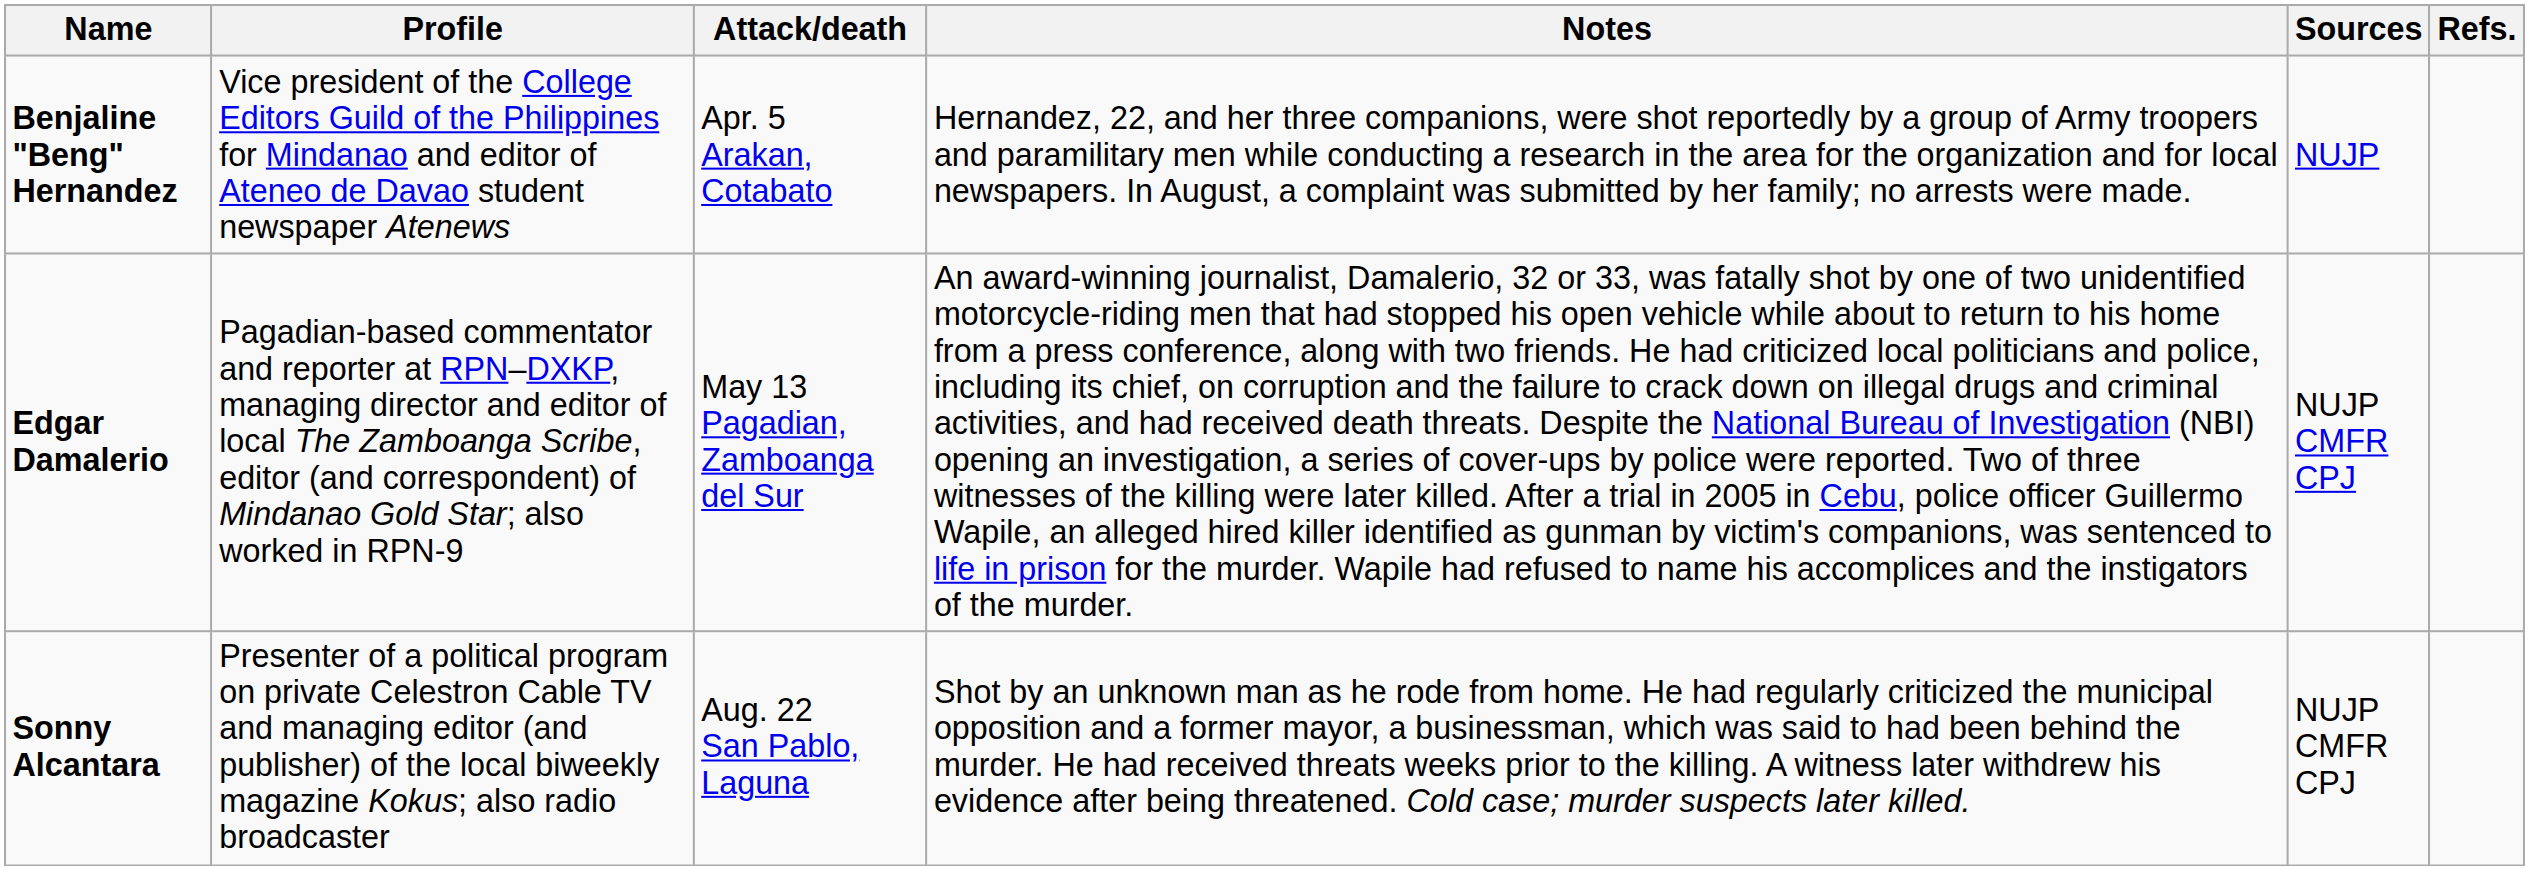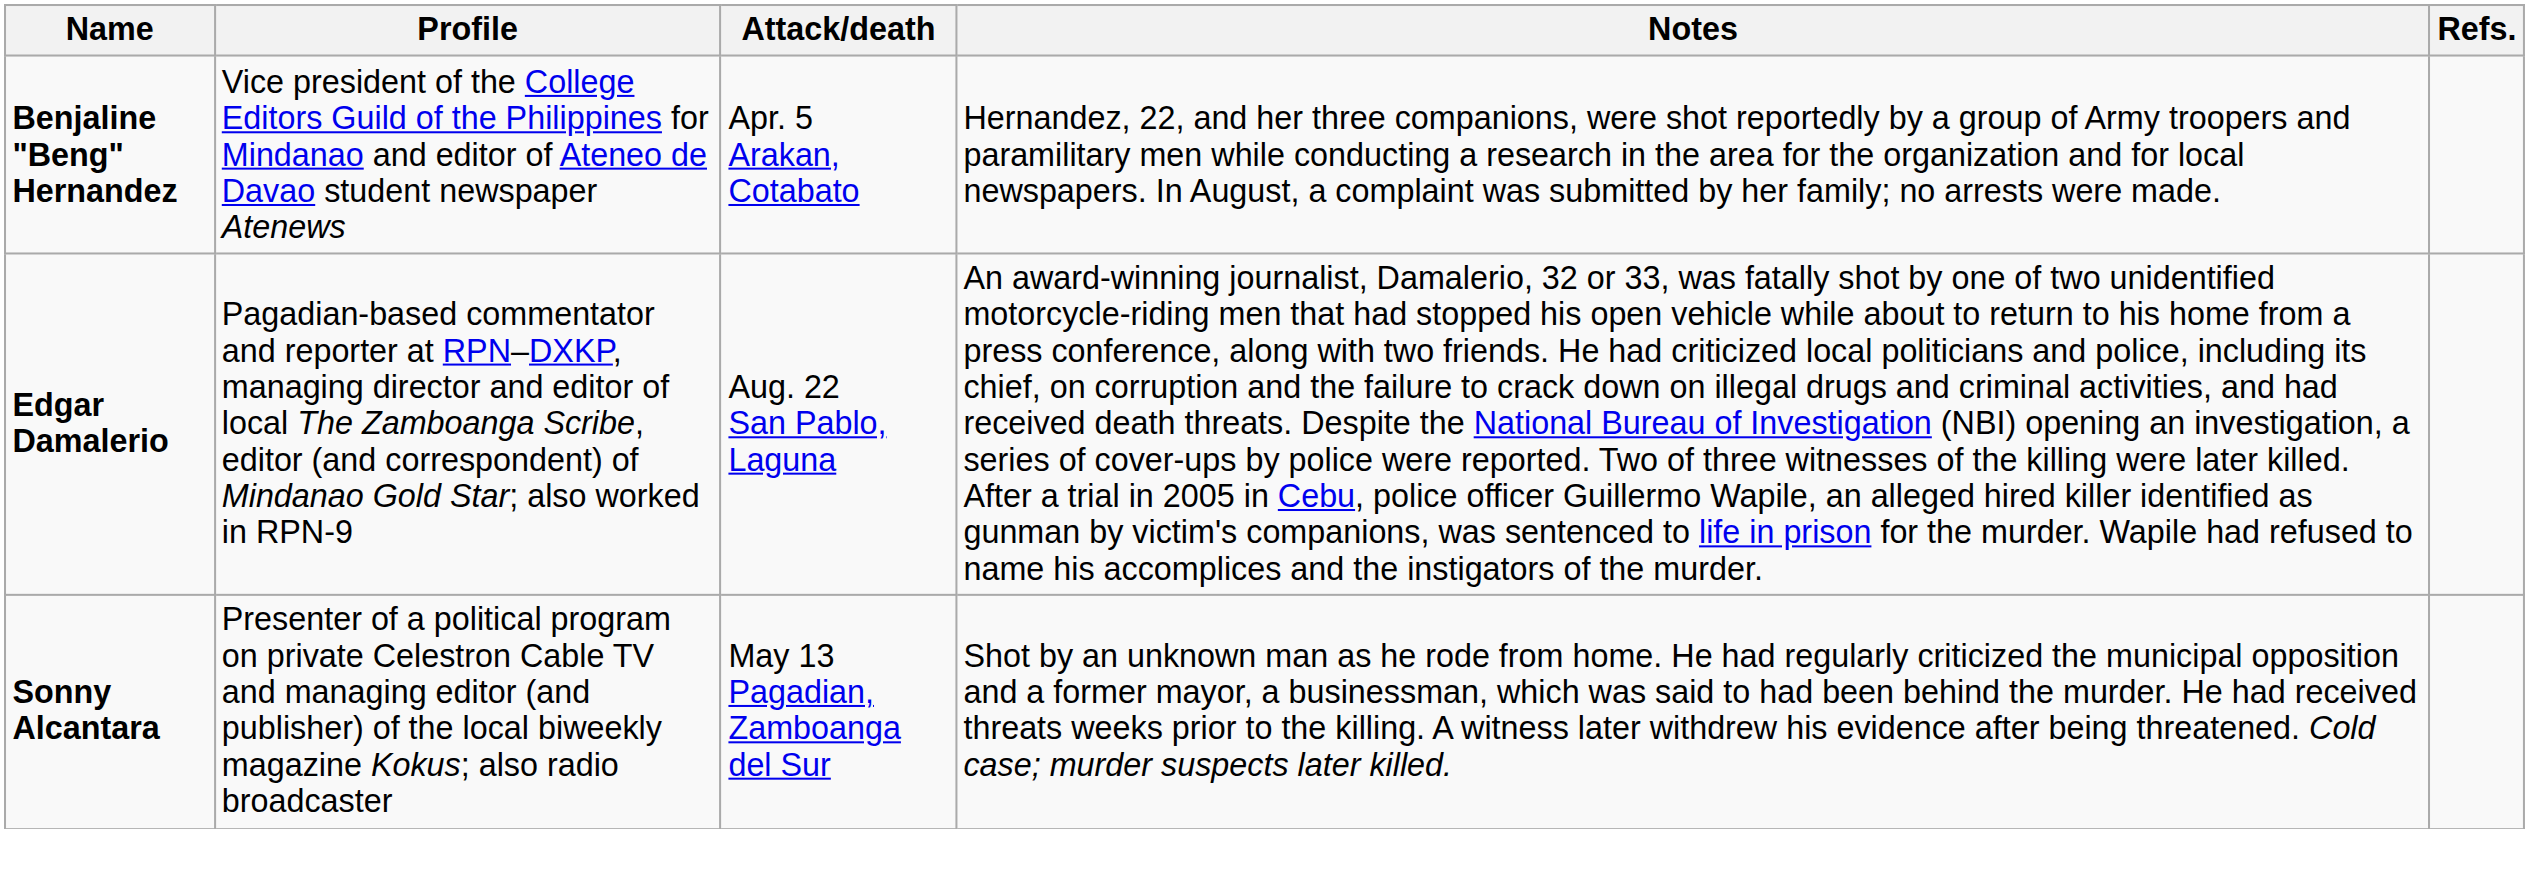- column: (2359, 30)
(787, 441) May 13 Pagadian, Zamboanga del Sur -> (807, 423) Aug. 22 San Pablo, Laguna
(780, 747) Aug. 22 San Pablo, Laguna -> (815, 711) May 13 Pagadian, Zamboanga del Sur
